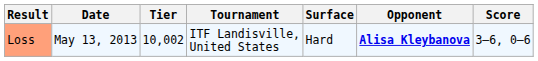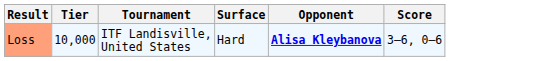- column: (96, 14)
(163, 40) 10,002 -> (75, 40) 10,000
